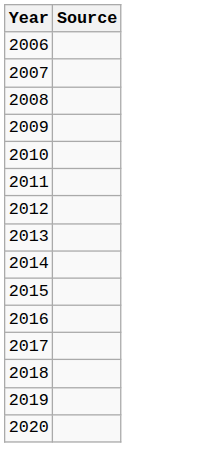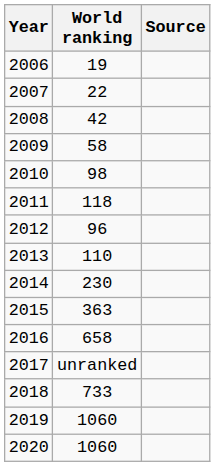+ column: (97, 28)
